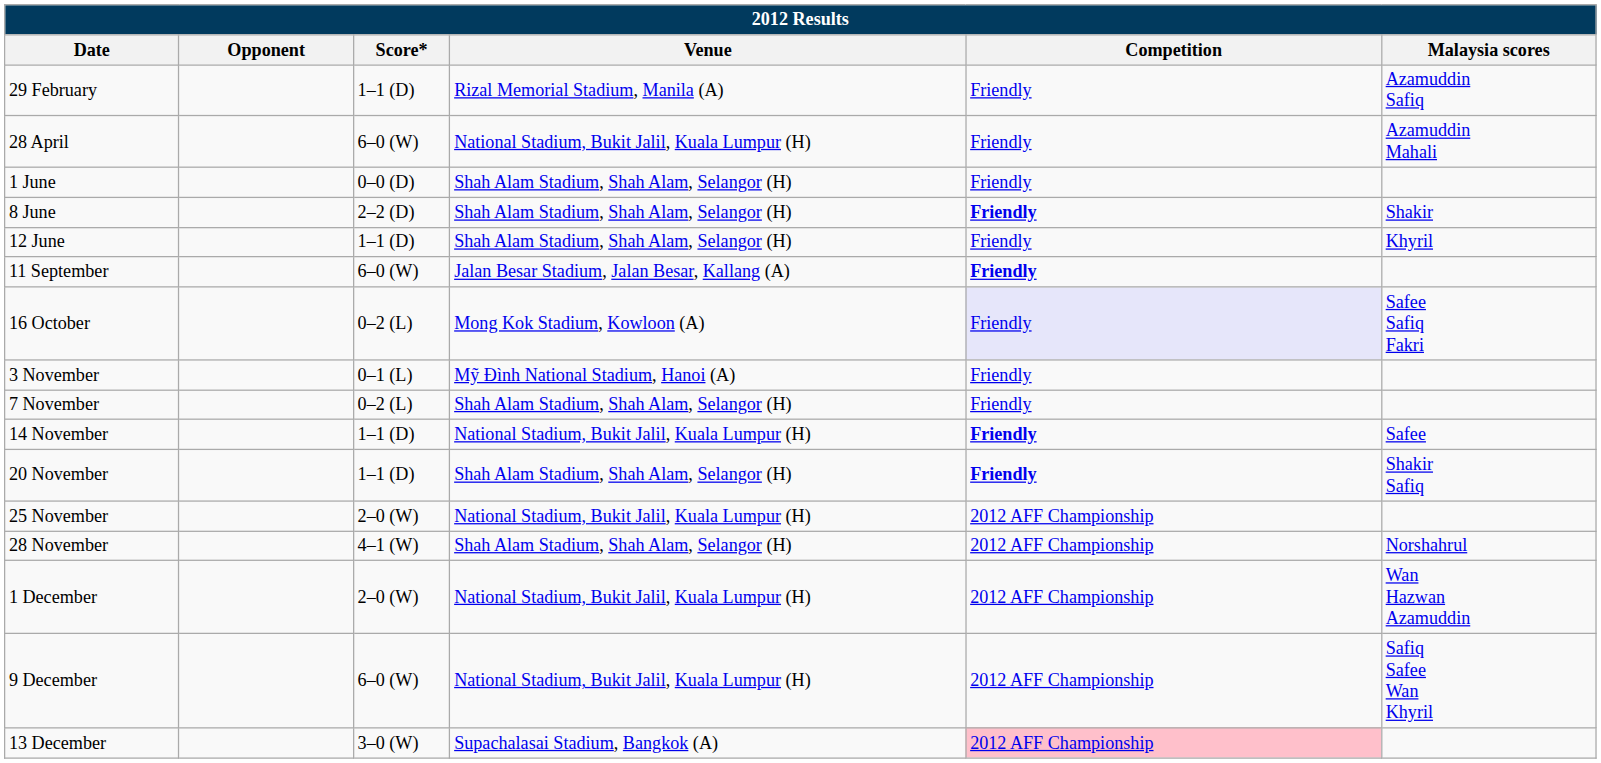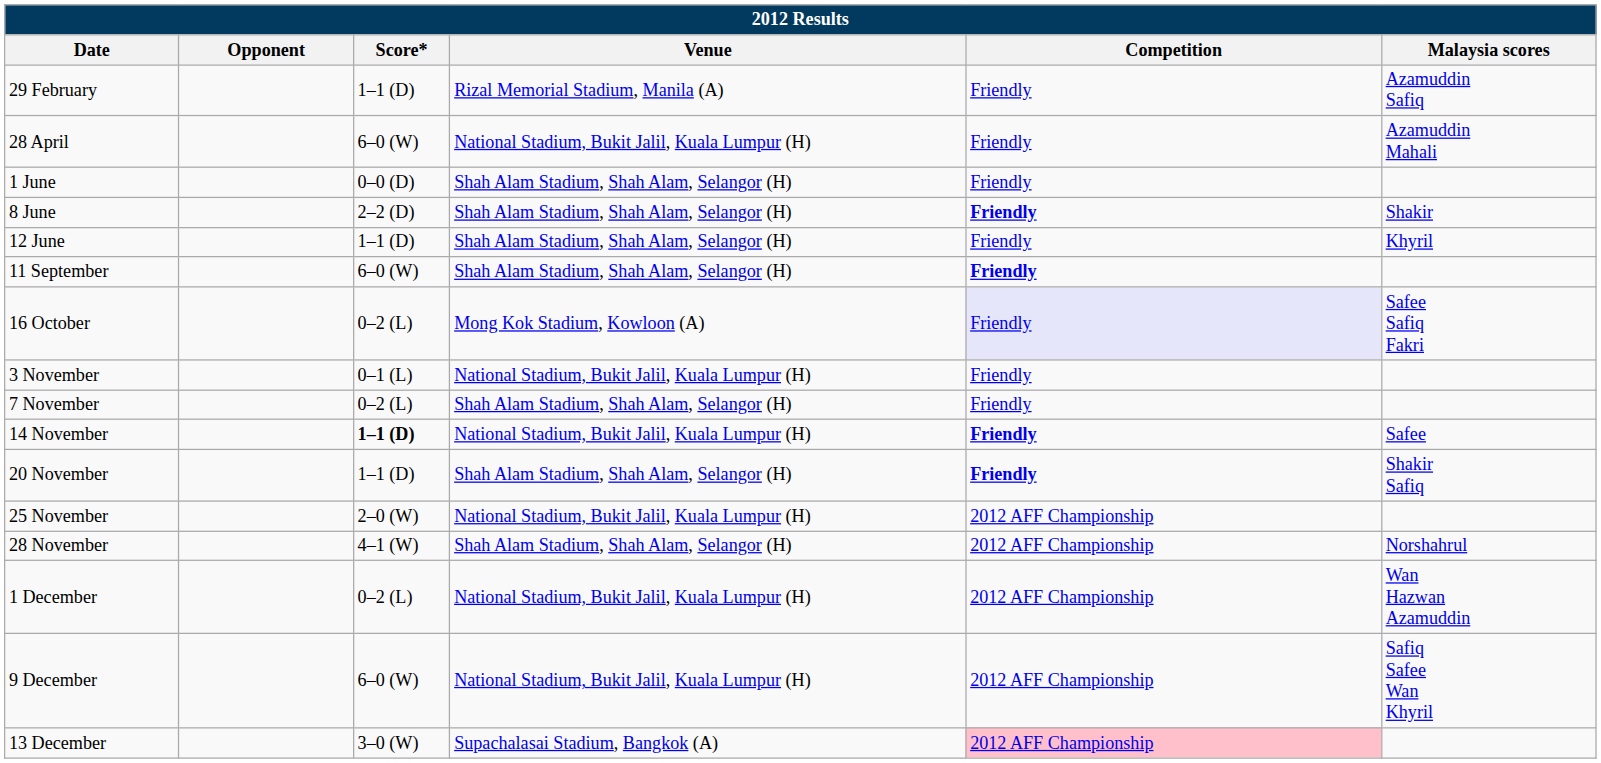(622, 272) Jalan Besar Stadium, Jalan Besar, Kallang (A) -> (623, 272) Shah Alam Stadium, Shah Alam, Selangor (H)
(595, 374) Mỹ Đình National Stadium, Hanoi (A) -> (632, 374) National Stadium, Bukit Jalil, Kuala Lumpur (H)
(386, 434) normal -> (386, 434) bold
(388, 597) 2–0 (W) -> (385, 597) 0–2 (L)
